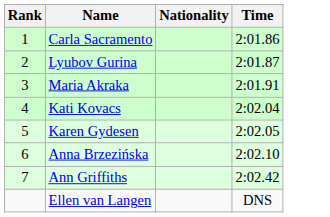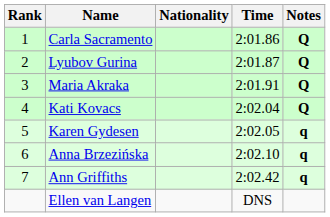+ column: (304, 16)
